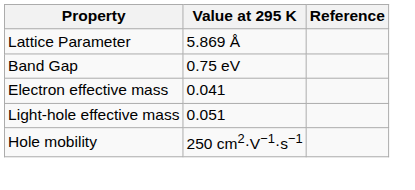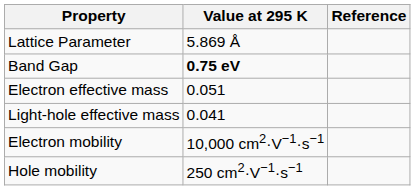(213, 66) normal -> (213, 66) bold
(206, 90) 0.041 -> (206, 90) 0.051
(206, 115) 0.051 -> (206, 115) 0.041
+ row: (65, 141)
